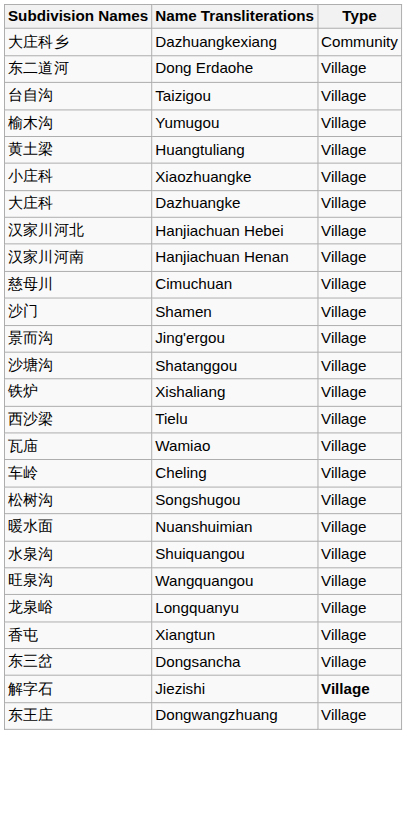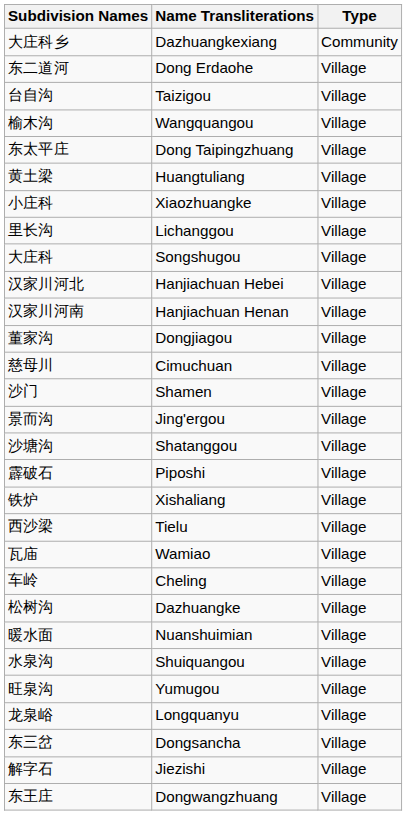(187, 122) Yumugou -> (204, 122) Wangquangou
+ row: (38, 149)
+ row: (31, 230)
(198, 203) Dazhuangke -> (198, 257) Songshugou
+ row: (31, 338)
+ row: (31, 472)
(198, 500) Songshugou -> (198, 608) Dazhuangke
(204, 581) Wangquangou -> (187, 689) Yumugou
- row: (23, 634)
(345, 689) bold -> (344, 769) normal
